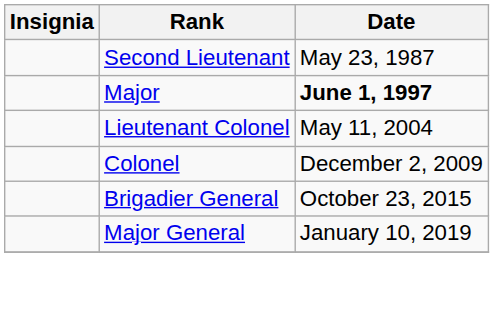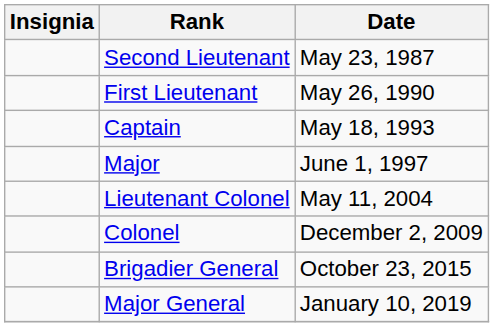+ row: (181, 92)
+ row: (142, 127)
(366, 92) bold -> (364, 163) normal
